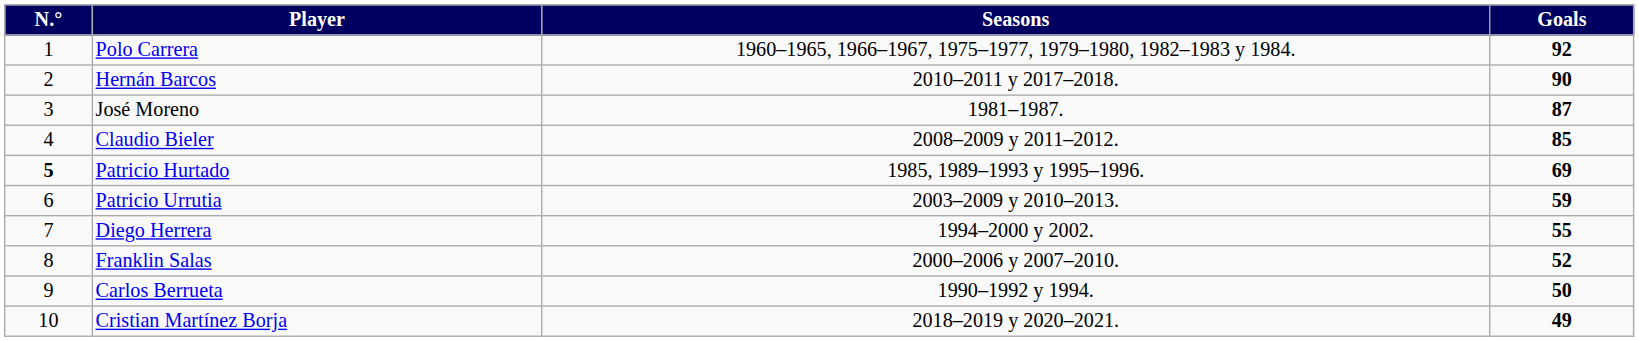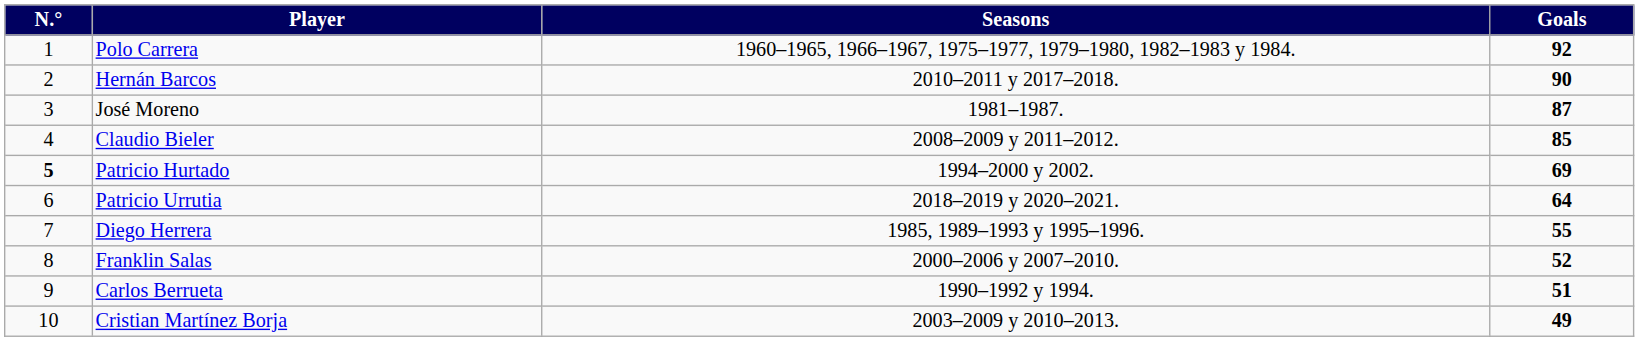(1016, 170) 1985, 1989–1993 y 1995–1996. -> (1016, 170) 1994–2000 y 2002.
(1016, 200) 2003–2009 y 2010–2013. -> (1016, 200) 2018–2019 y 2020–2021.
(1562, 200) 59 -> (1562, 200) 64
(1016, 230) 1994–2000 y 2002. -> (1016, 230) 1985, 1989–1993 y 1995–1996.
(1562, 290) 50 -> (1562, 290) 51
(1016, 320) 2018–2019 y 2020–2021. -> (1016, 320) 2003–2009 y 2010–2013.
